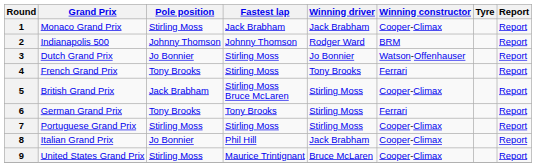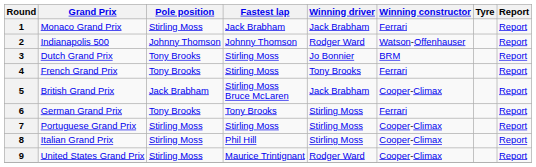(411, 26) Cooper-Climax -> (393, 26) Ferrari
(390, 41) BRM -> (422, 41) Watson-Offenhauser
(171, 56) Jo Bonnier -> (175, 56) Tony Brooks
(422, 56) Watson-Offenhauser -> (390, 56) BRM
(336, 90) Stirling Moss -> (339, 90) Jack Brabham
(171, 140) Jo Bonnier -> (176, 140) Stirling Moss
(339, 140) Jack Brabham -> (336, 140) Stirling Moss
(341, 155) Bruce McLaren -> (337, 155) Rodger Ward
